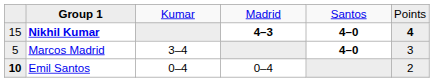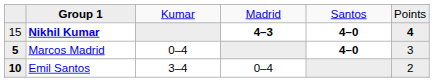(15, 50) normal -> (15, 50) bold
(178, 50) 3–4 -> (178, 50) 0–4
(178, 68) 0–4 -> (178, 68) 3–4
